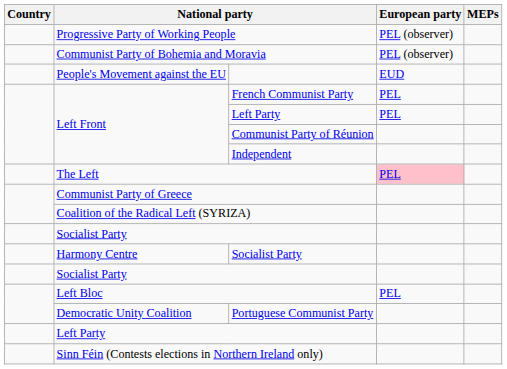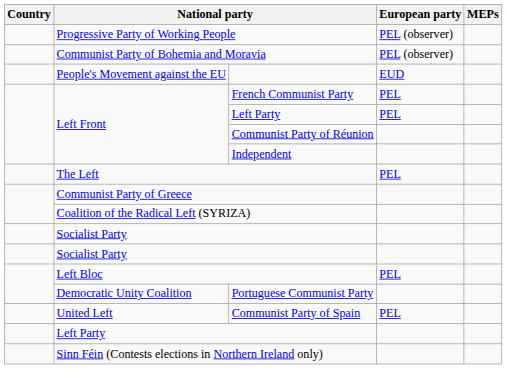(390, 174) pink background -> (390, 174) no background
- row: (97, 254)
+ row: (85, 314)
